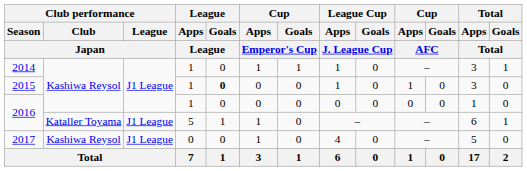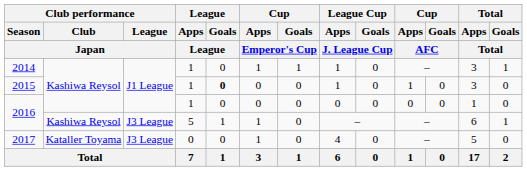(83, 121) Kataller Toyama -> (83, 121) Kashiwa Reysol
(150, 121) J1 League -> (150, 121) J3 League
(83, 139) Kashiwa Reysol -> (83, 139) Kataller Toyama
(150, 139) J1 League -> (150, 139) J3 League
